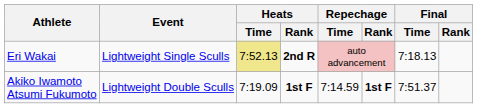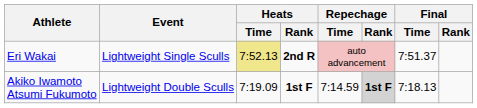(417, 57) 7:18.13 -> (417, 57) 7:51.37
(378, 88) no background -> (378, 88) lightgrey background
(417, 88) 7:51.37 -> (417, 88) 7:18.13
